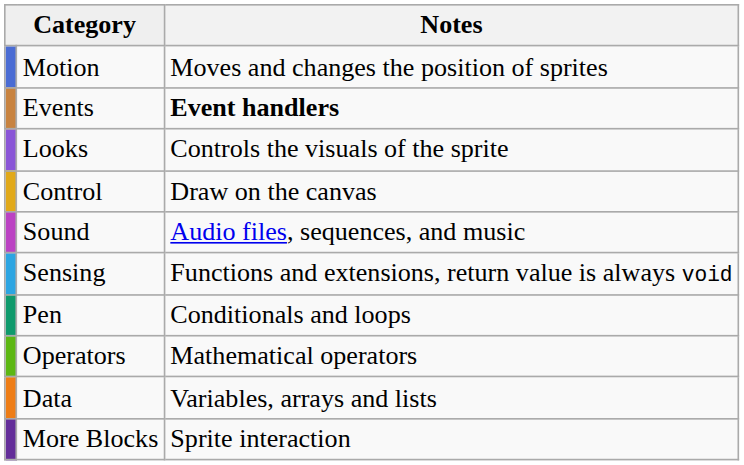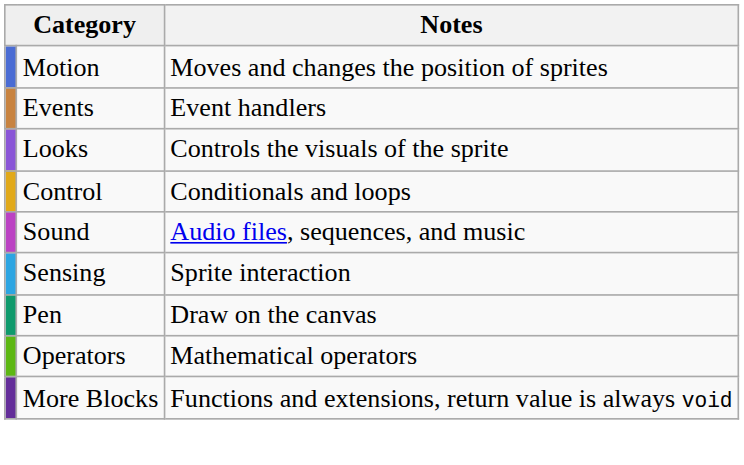(255, 107) bold -> (248, 107) normal
(274, 190) Draw on the canvas -> (291, 190) Conditionals and loops
(451, 274) Functions and extensions, return value is always void -> (261, 273) Sprite interaction
(291, 314) Conditionals and loops -> (274, 314) Draw on the canvas
- row: (47, 397)
(261, 438) Sprite interaction -> (451, 398) Functions and extensions, return value is always void
